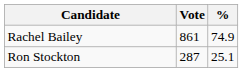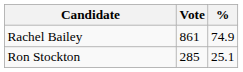(190, 57) 287 -> (190, 57) 285
